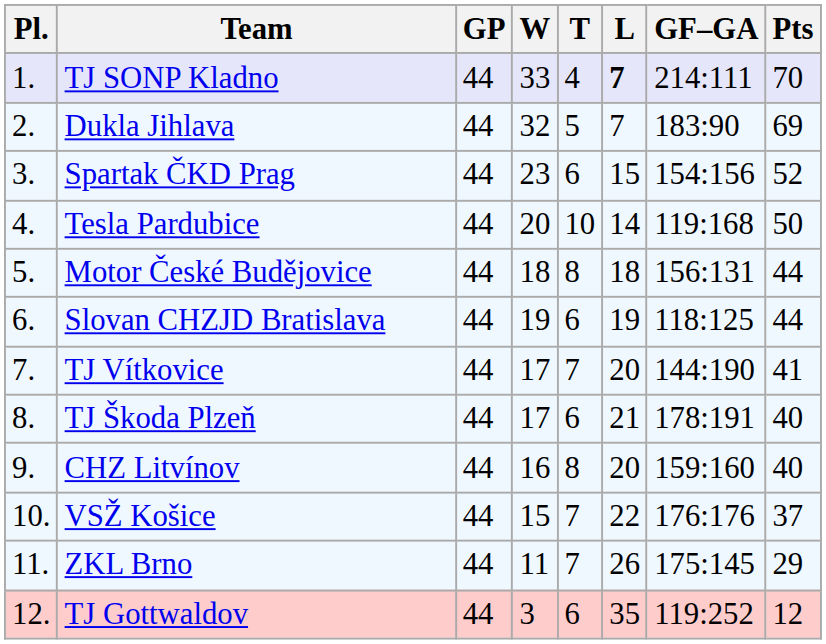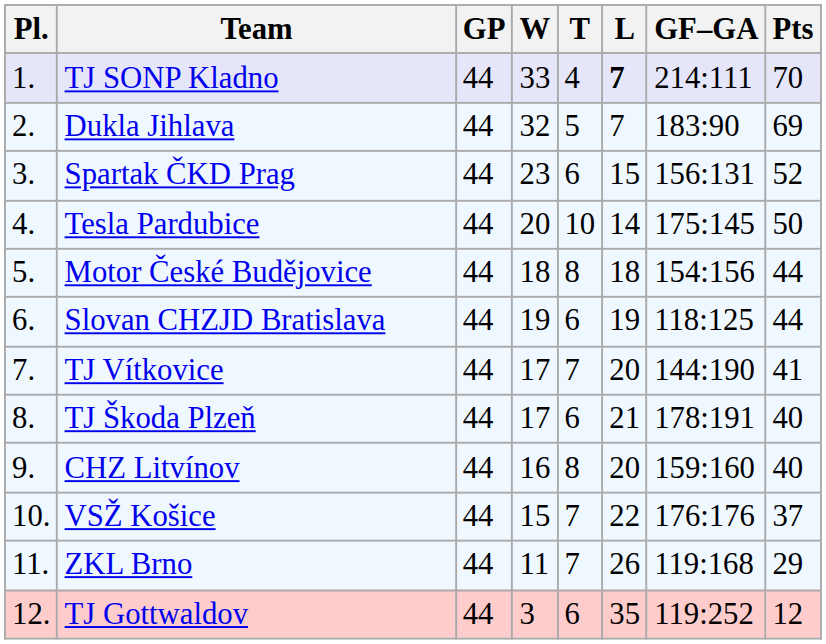(705, 175) 154:156 -> (705, 175) 156:131
(704, 223) 119:168 -> (705, 223) 175:145
(705, 272) 156:131 -> (705, 272) 154:156
(705, 564) 175:145 -> (704, 564) 119:168
